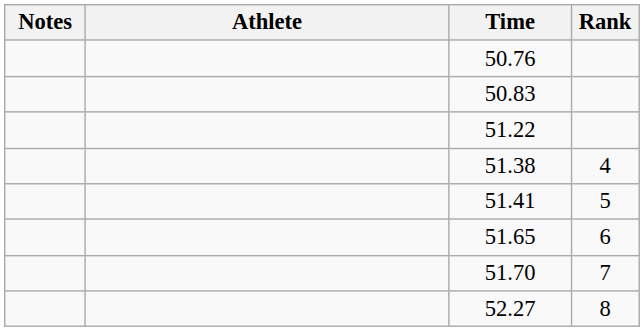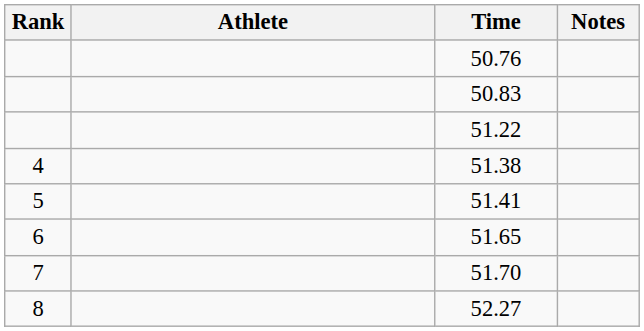columns swapped: (605, 22) <-> (45, 22)
